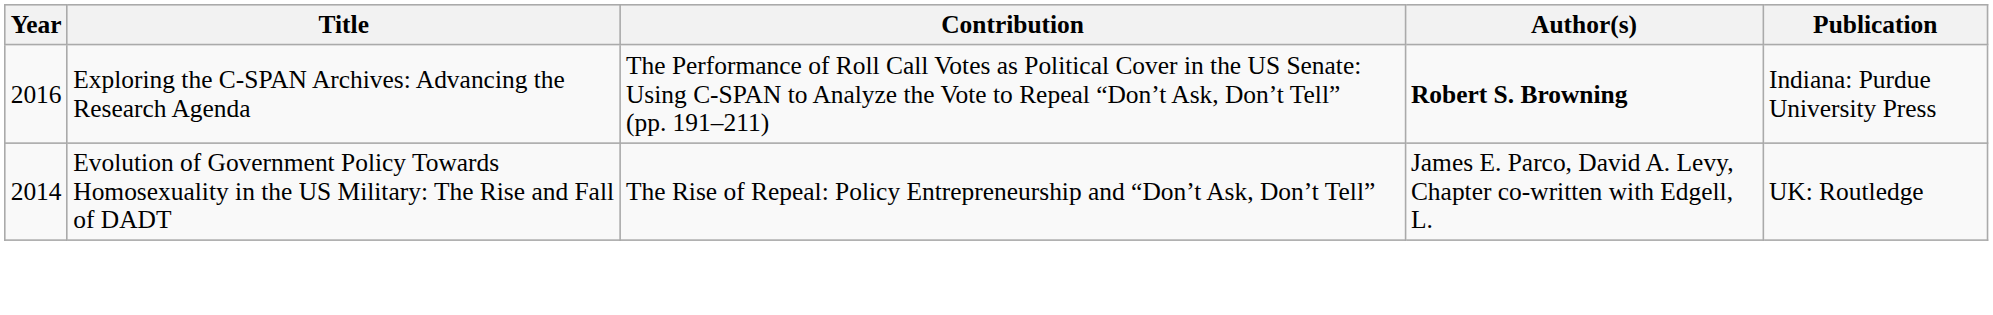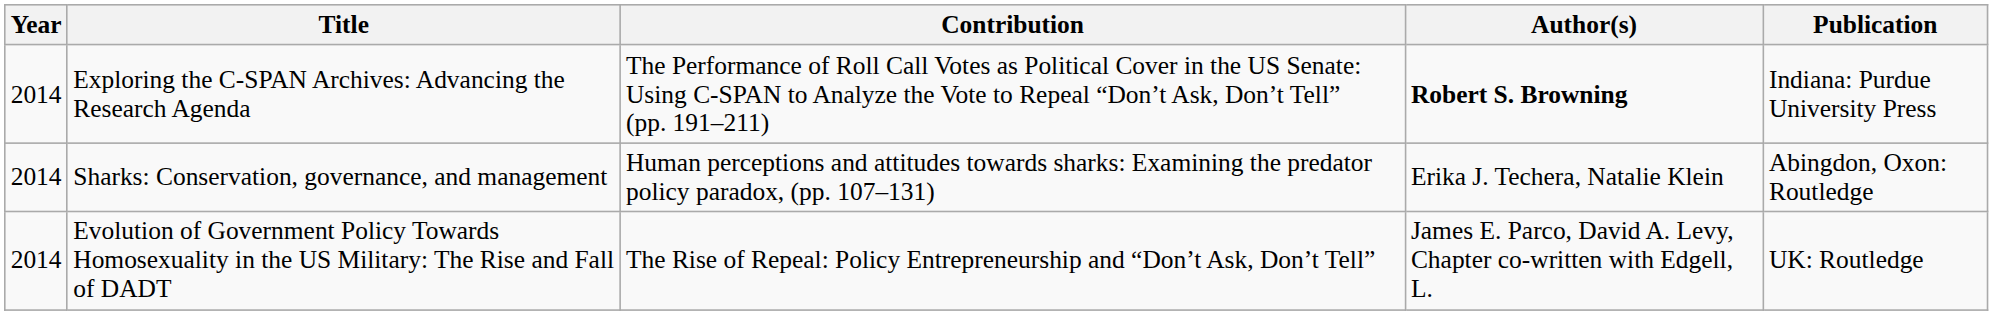(36, 93) 2016 -> (36, 93) 2014
+ row: (340, 176)
